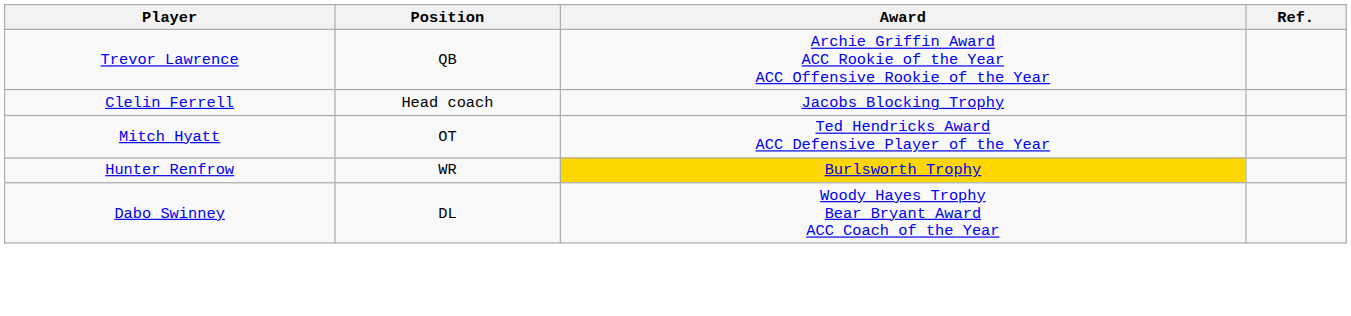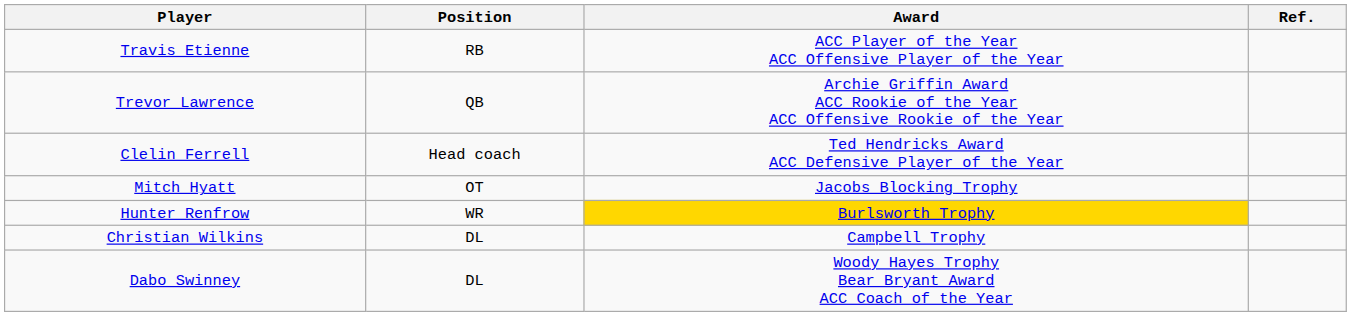+ row: (185, 51)
(903, 102) Jacobs Blocking Trophy -> (916, 154) Ted Hendricks Award ACC Defensive Player of the Year
(903, 136) Ted Hendricks Award ACC Defensive Player of the Year -> (916, 188) Jacobs Blocking Trophy
+ row: (185, 238)
